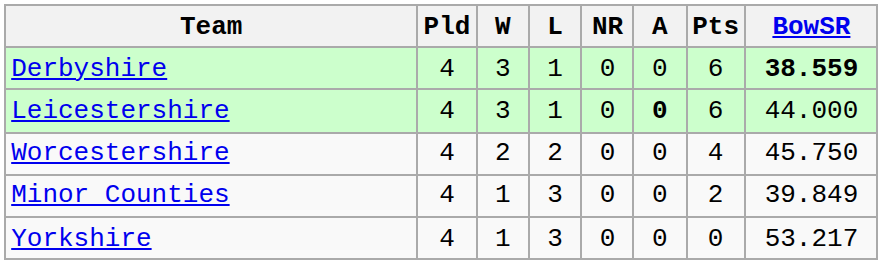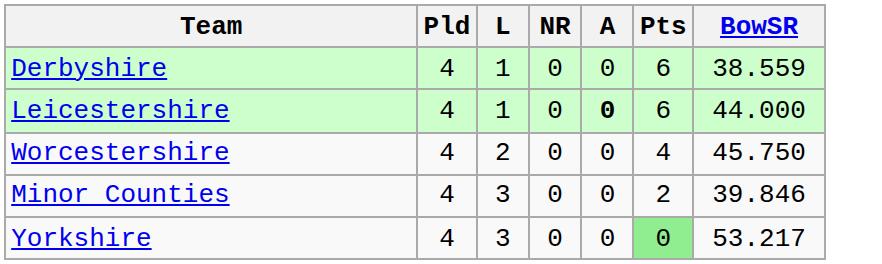- column: (503, 26)
(811, 69) bold -> (759, 69) normal
(811, 196) 39.849 -> (759, 196) 39.846
(716, 238) no background -> (663, 238) lightgreen background
